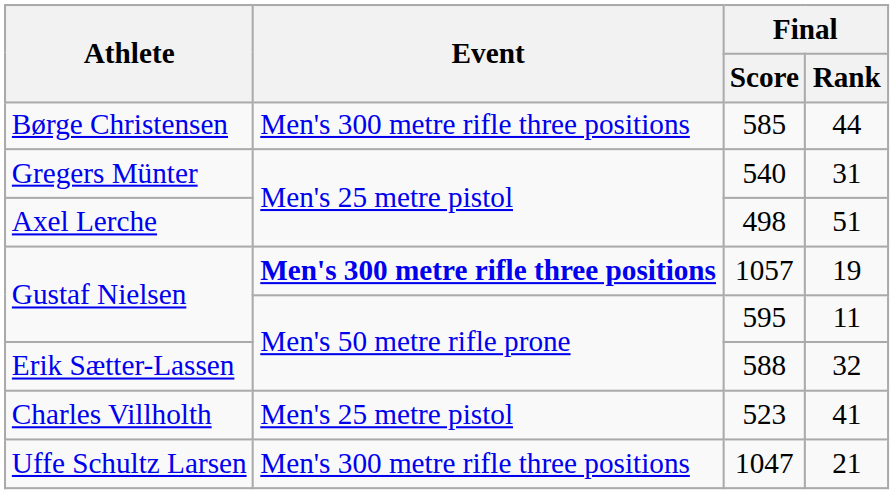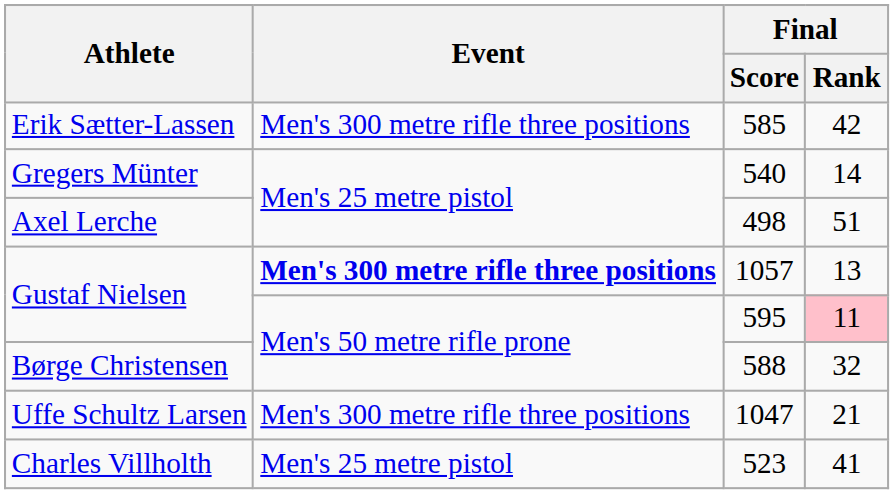(120, 125) Børge Christensen -> (123, 125) Erik Sætter-Lassen
(847, 125) 44 -> (847, 125) 42
(847, 173) 31 -> (847, 173) 14
(847, 270) 19 -> (847, 270) 13
(847, 318) no background -> (847, 318) pink background
(123, 366) Erik Sætter-Lassen -> (120, 366) Børge Christensen
rows swapped: (764, 462) <-> (764, 414)
